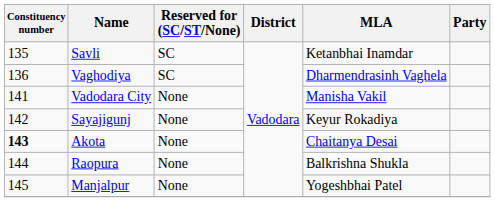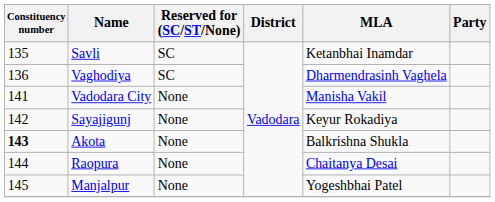(352, 141) Chaitanya Desai -> (357, 141) Balkrishna Shukla
(357, 163) Balkrishna Shukla -> (352, 163) Chaitanya Desai
